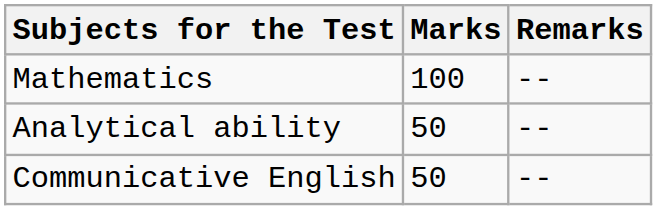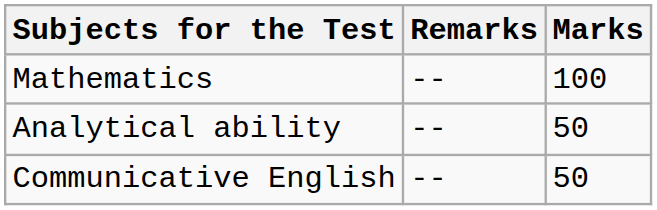columns swapped: (456, 30) <-> (580, 30)
